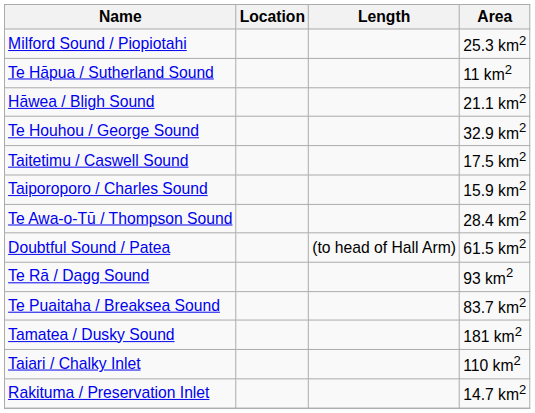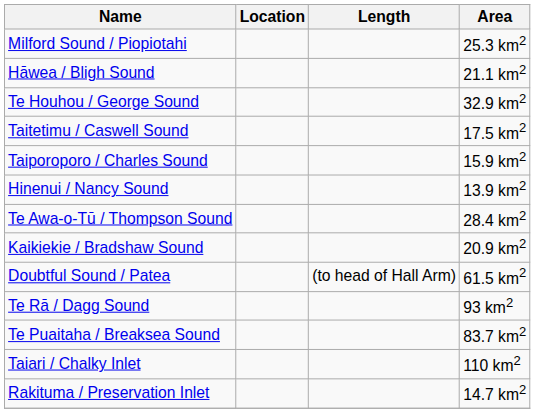- row: (111, 73)
+ row: (88, 189)
+ row: (106, 247)
- row: (91, 335)
